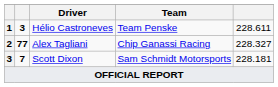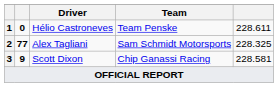(22, 28) 3 -> (22, 28) 0
(164, 44) Chip Ganassi Racing -> (174, 44) Sam Schmidt Motorsports
(254, 44) 228.327 -> (254, 44) 228.325
(22, 59) 7 -> (22, 59) 9
(174, 59) Sam Schmidt Motorsports -> (164, 59) Chip Ganassi Racing
(254, 59) 228.181 -> (254, 59) 228.581
